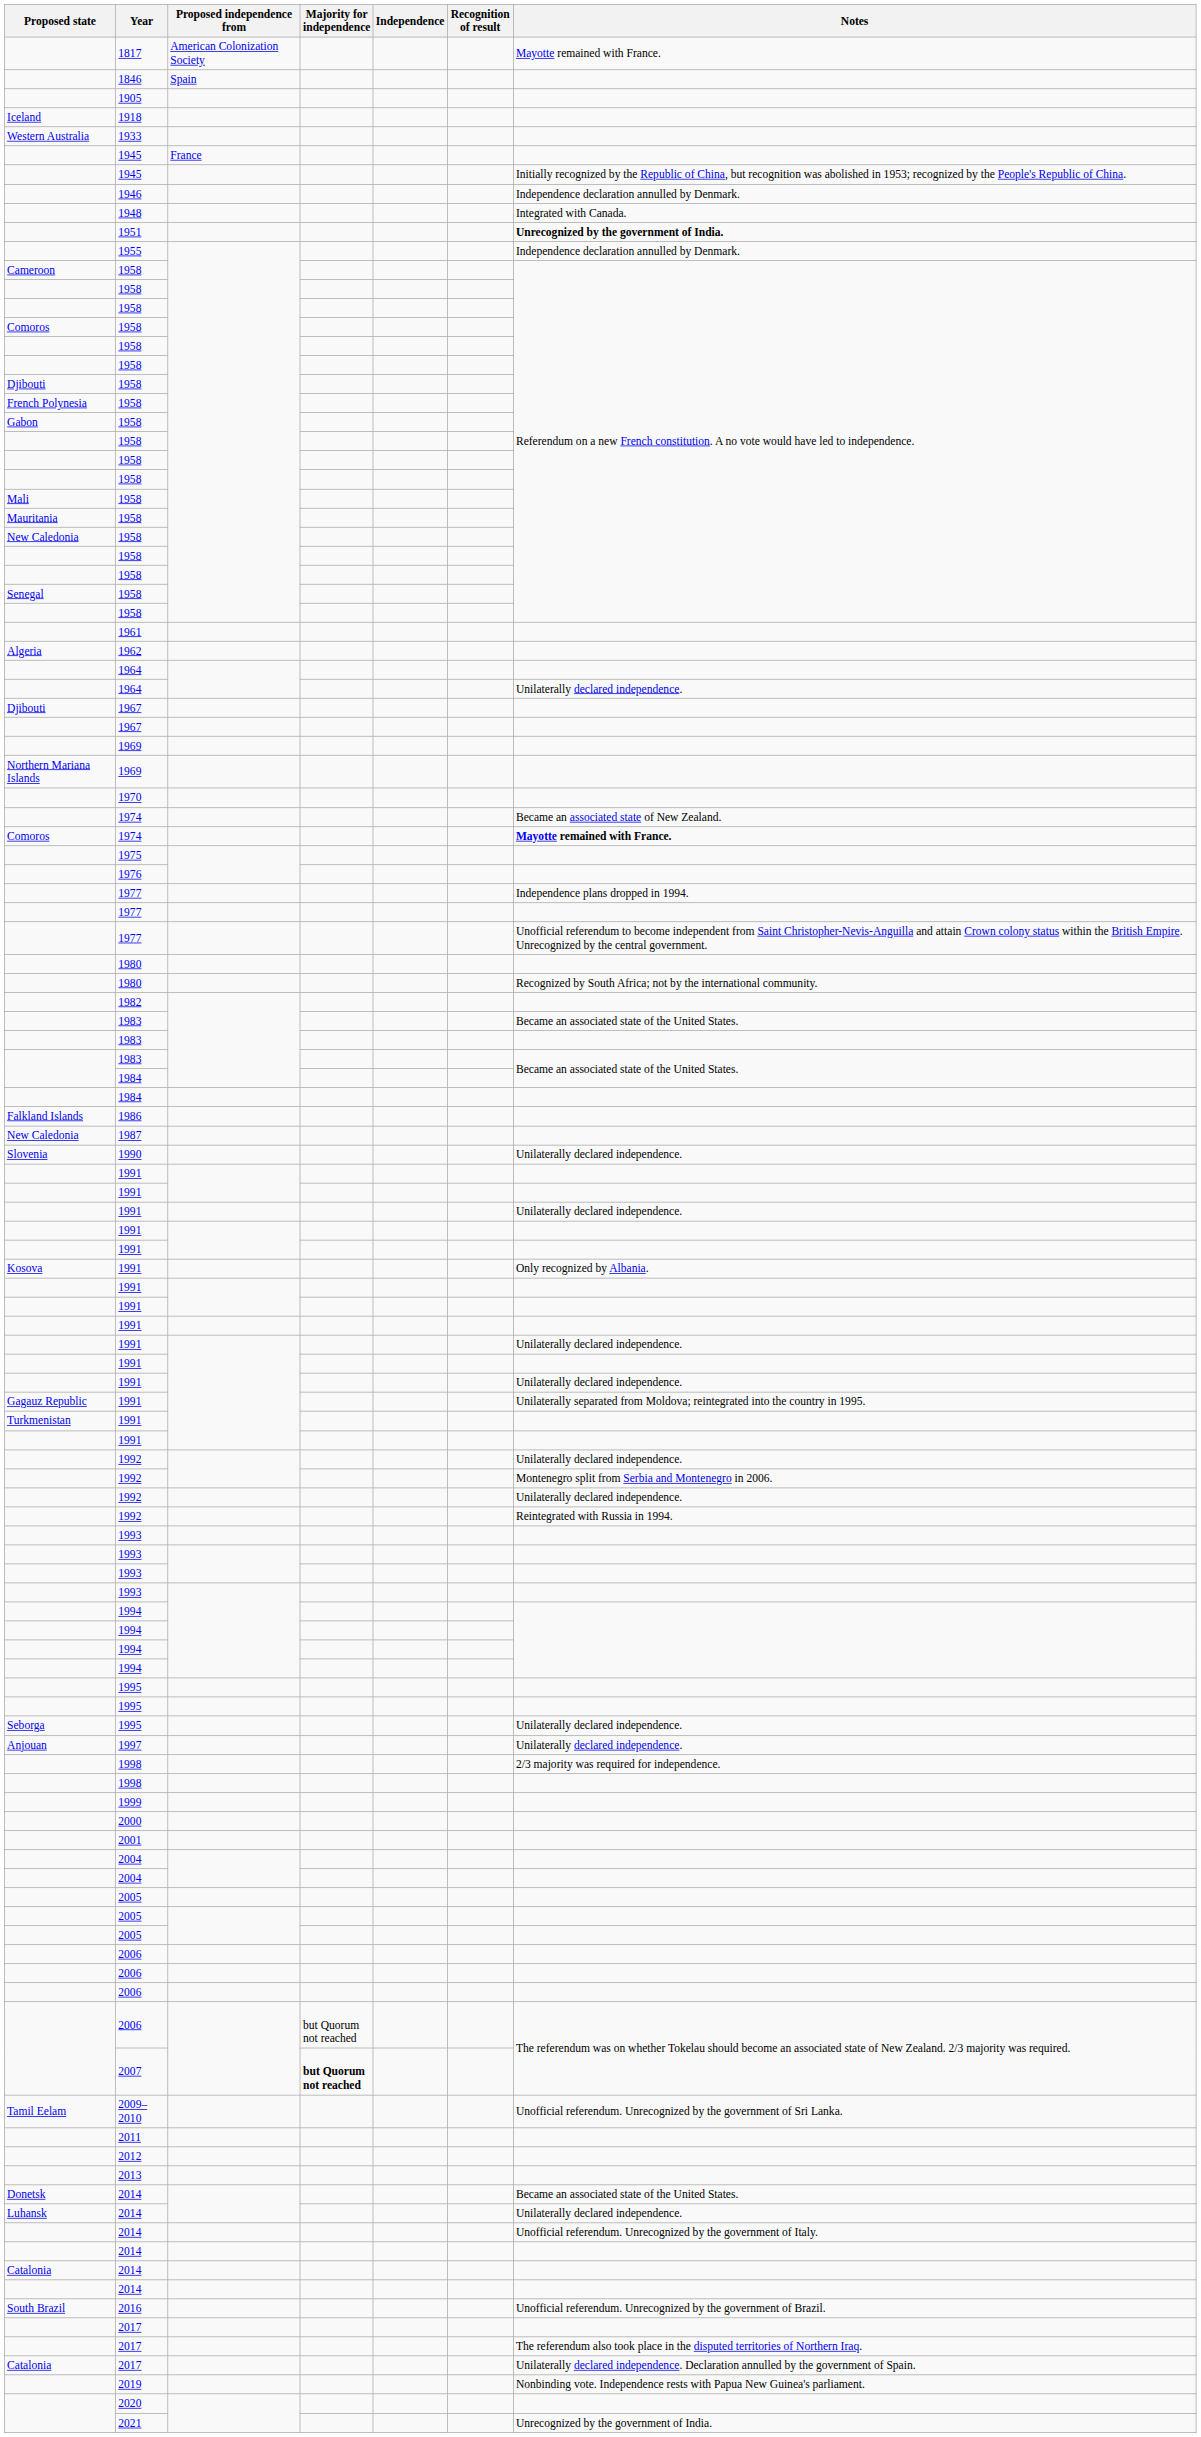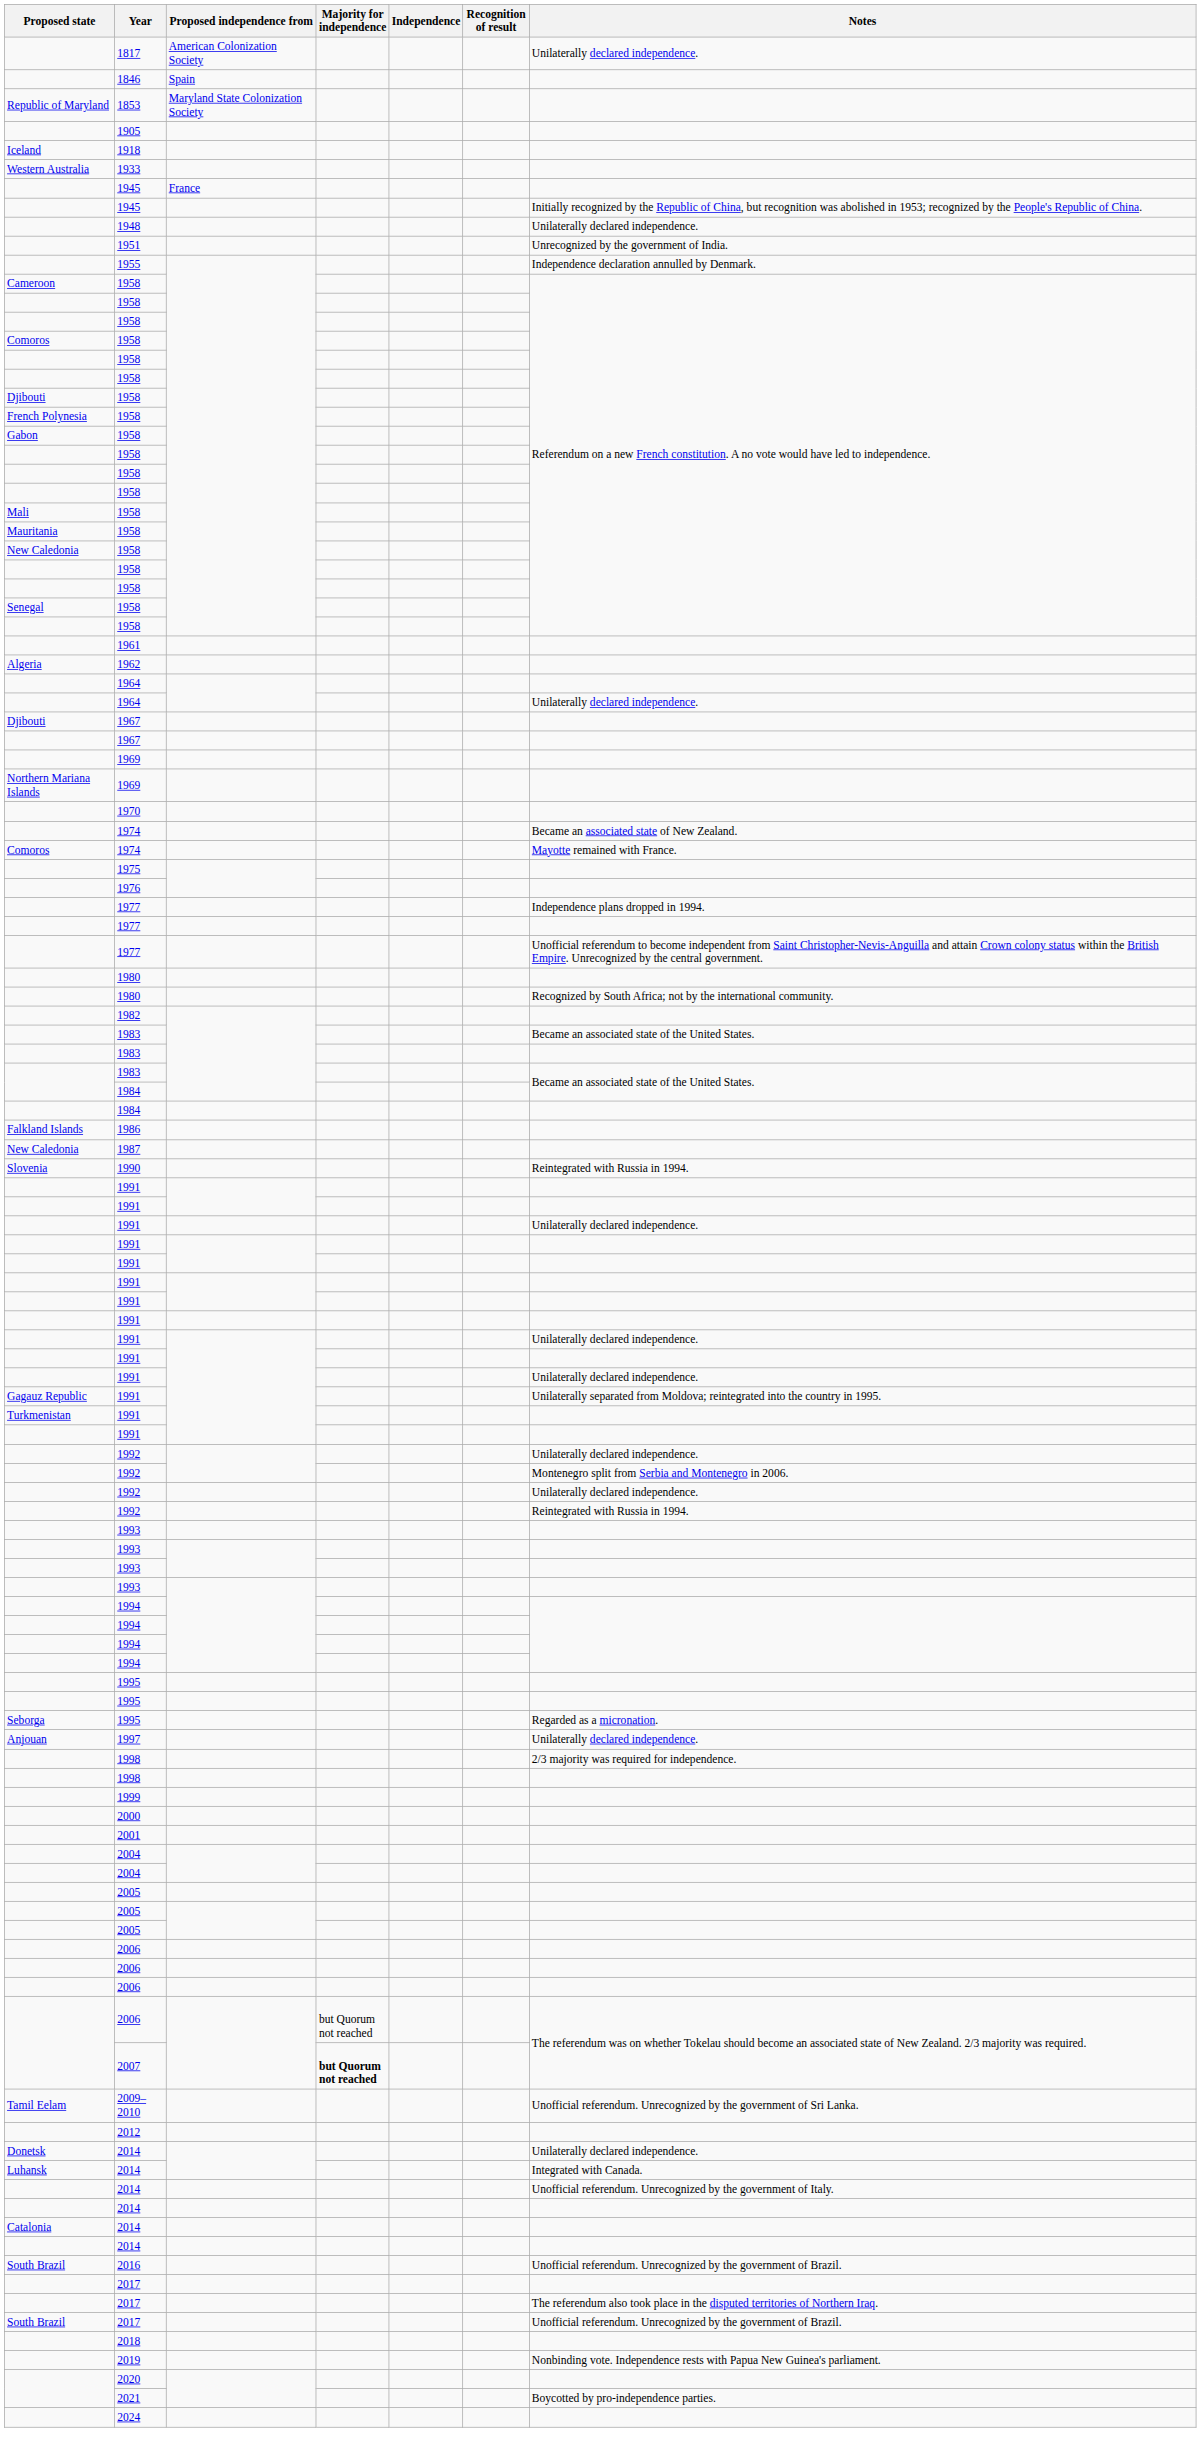(588, 53) Mayotte remained with France. -> (615, 53) Unilaterally declared independence.
+ row: (58, 105)
- row: (60, 194)
(571, 212) Integrated with Canada. -> (615, 226) Unilaterally declared independence.
(620, 232) bold -> (630, 245) normal
(594, 836) bold -> (604, 849) normal
(599, 1154) Unilaterally declared independence. -> (610, 1168) Reintegrated with Russia in 1994.
- row: (25, 1268)
(599, 1726) Unilaterally declared independence. -> (595, 1720) Regarded as a micronation.
- row: (60, 2137)
- row: (60, 2175)
(627, 2194) Became an associated state of the United States. -> (615, 2150) Unilaterally declared independence.
(599, 2213) Unilaterally declared independence. -> (587, 2170) Integrated with Canada.
- row: (29, 2365)
+ row: (36, 2322)
+ row: (59, 2341)
(614, 2423) Unrecognized by the government of India. -> (624, 2398) Boycotted by pro-independence parties.
+ row: (59, 2418)
